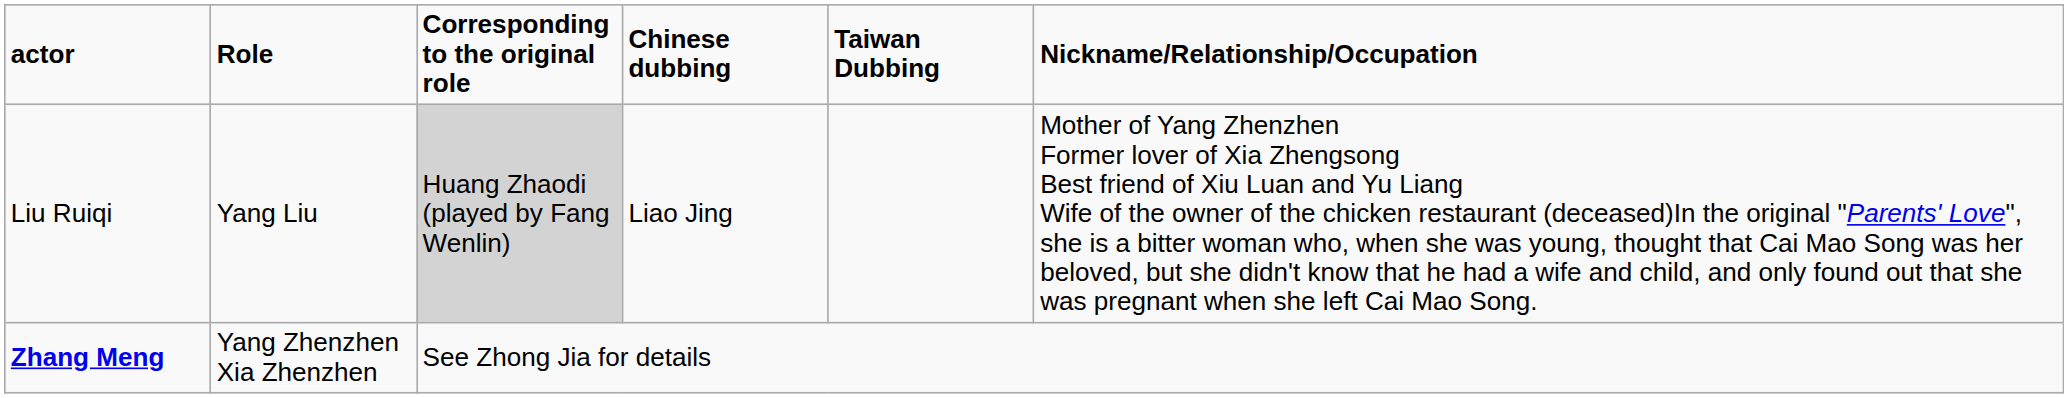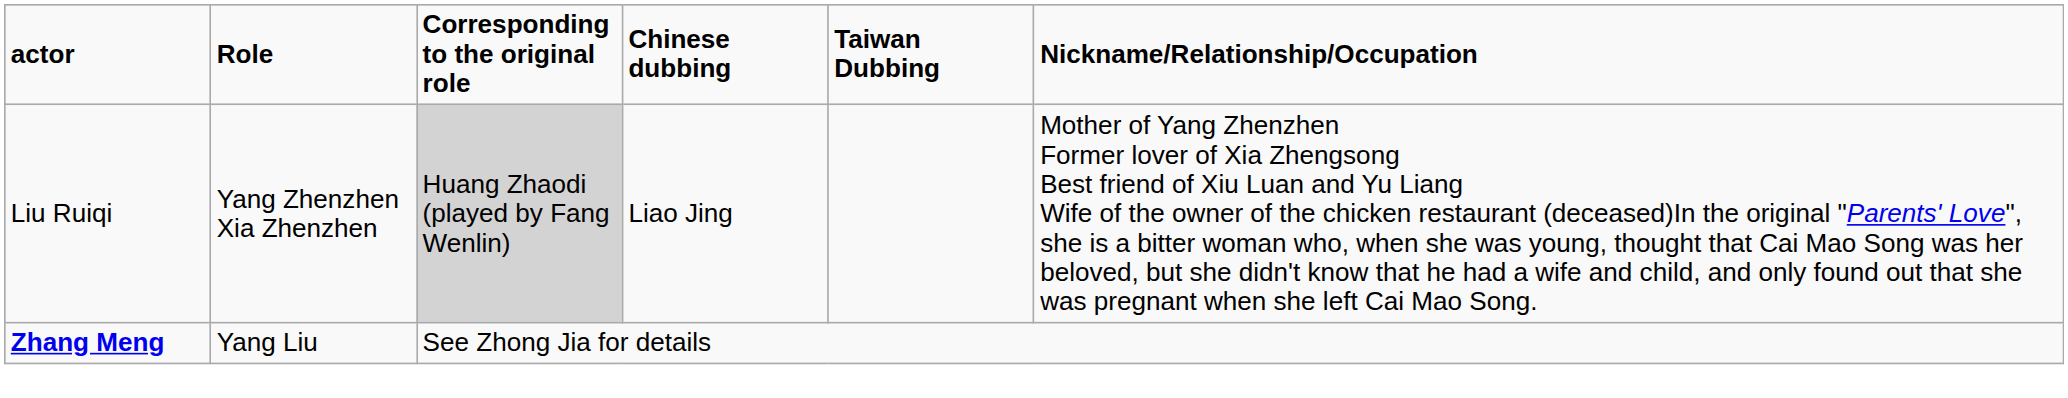(267, 213) Yang Liu -> (308, 213) Yang Zhenzhen Xia Zhenzhen
(308, 357) Yang Zhenzhen Xia Zhenzhen -> (267, 342) Yang Liu
